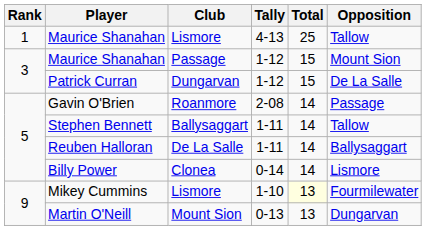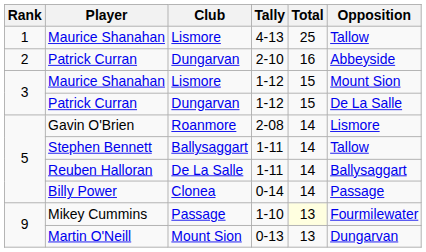+ row: (93, 59)
(198, 59) Passage -> (196, 81) Lismore
(357, 103) Passage -> (355, 125) Lismore
(355, 170) Lismore -> (357, 192) Passage
(196, 192) Lismore -> (198, 214) Passage
